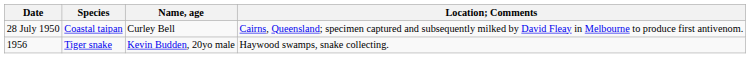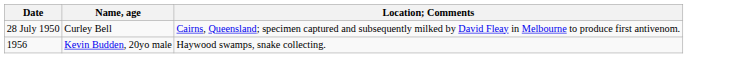- column: (93, 12)
